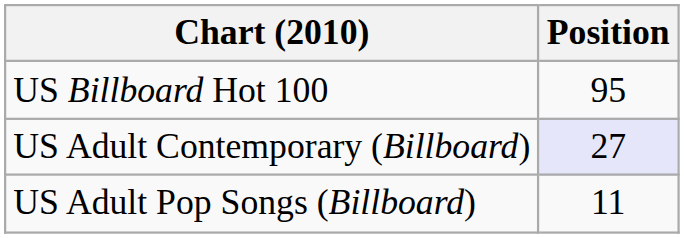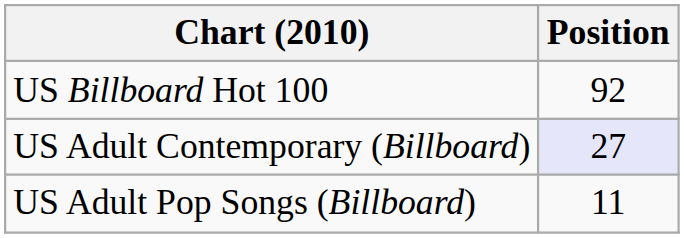(608, 89) 95 -> (608, 89) 92
